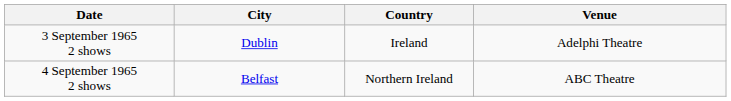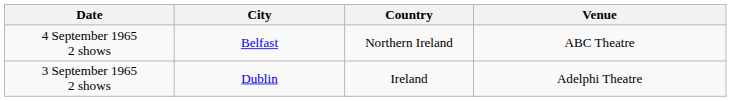rows swapped: (89, 43) <-> (89, 78)
